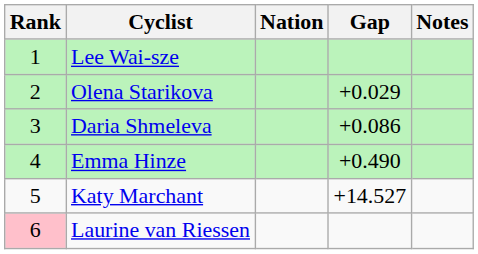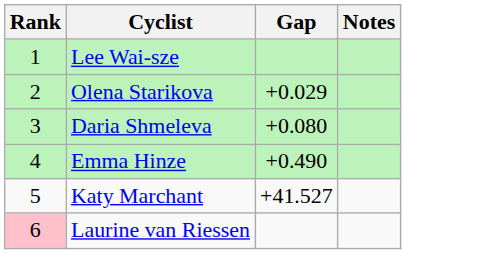- column: (292, 21)
(370, 126) +0.086 -> (296, 126) +0.080
(370, 195) +14.527 -> (296, 195) +41.527
